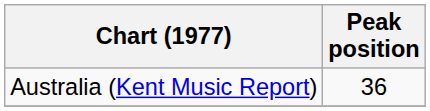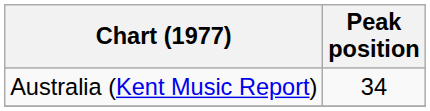(374, 86) 36 -> (374, 86) 34
